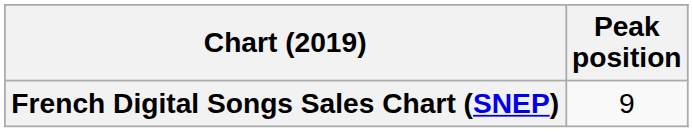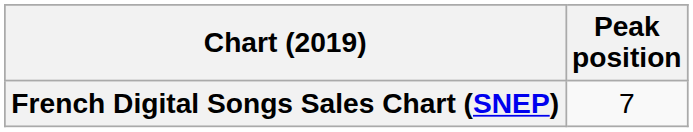(627, 103) 9 -> (627, 103) 7
